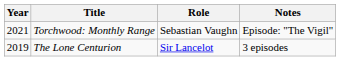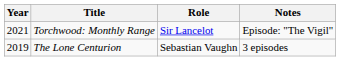(199, 30) Sebastian Vaughn -> (187, 30) Sir Lancelot
(187, 47) Sir Lancelot -> (199, 47) Sebastian Vaughn
